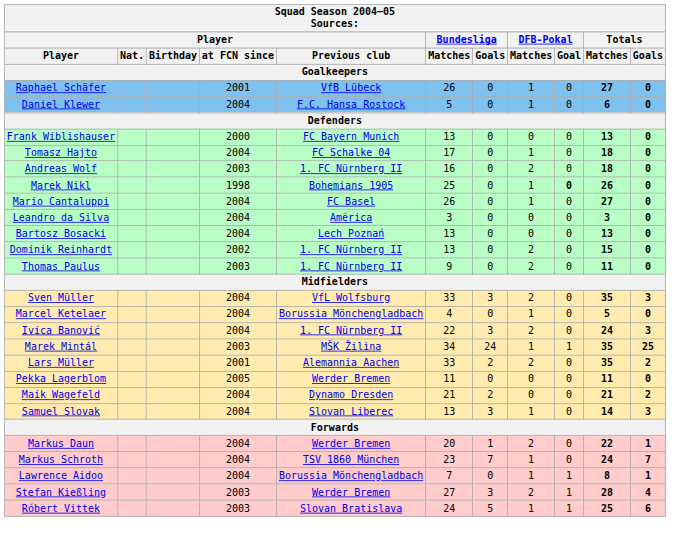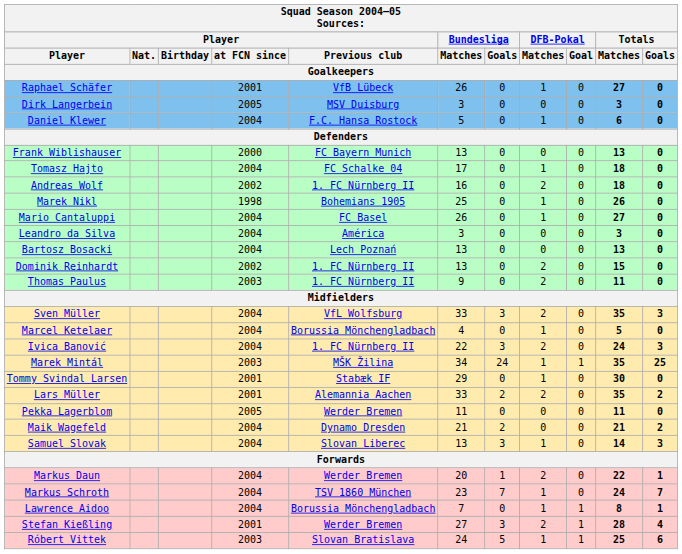+ row: (67, 105)
(238, 170) 2003 -> (250, 186) 2002
(569, 186) bold -> (581, 202) normal
+ row: (67, 379)
(238, 492) 2003 -> (250, 525) 2001
